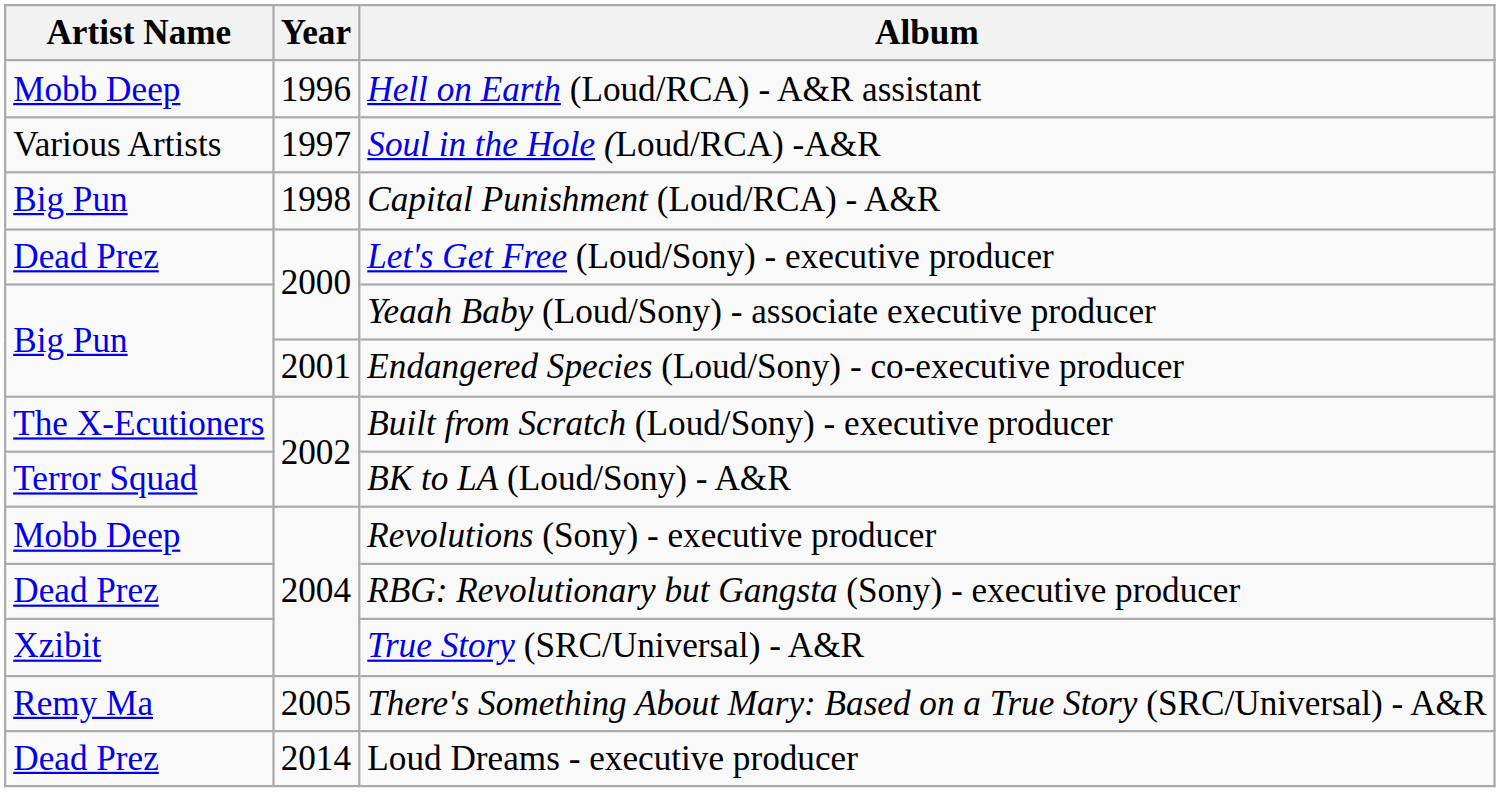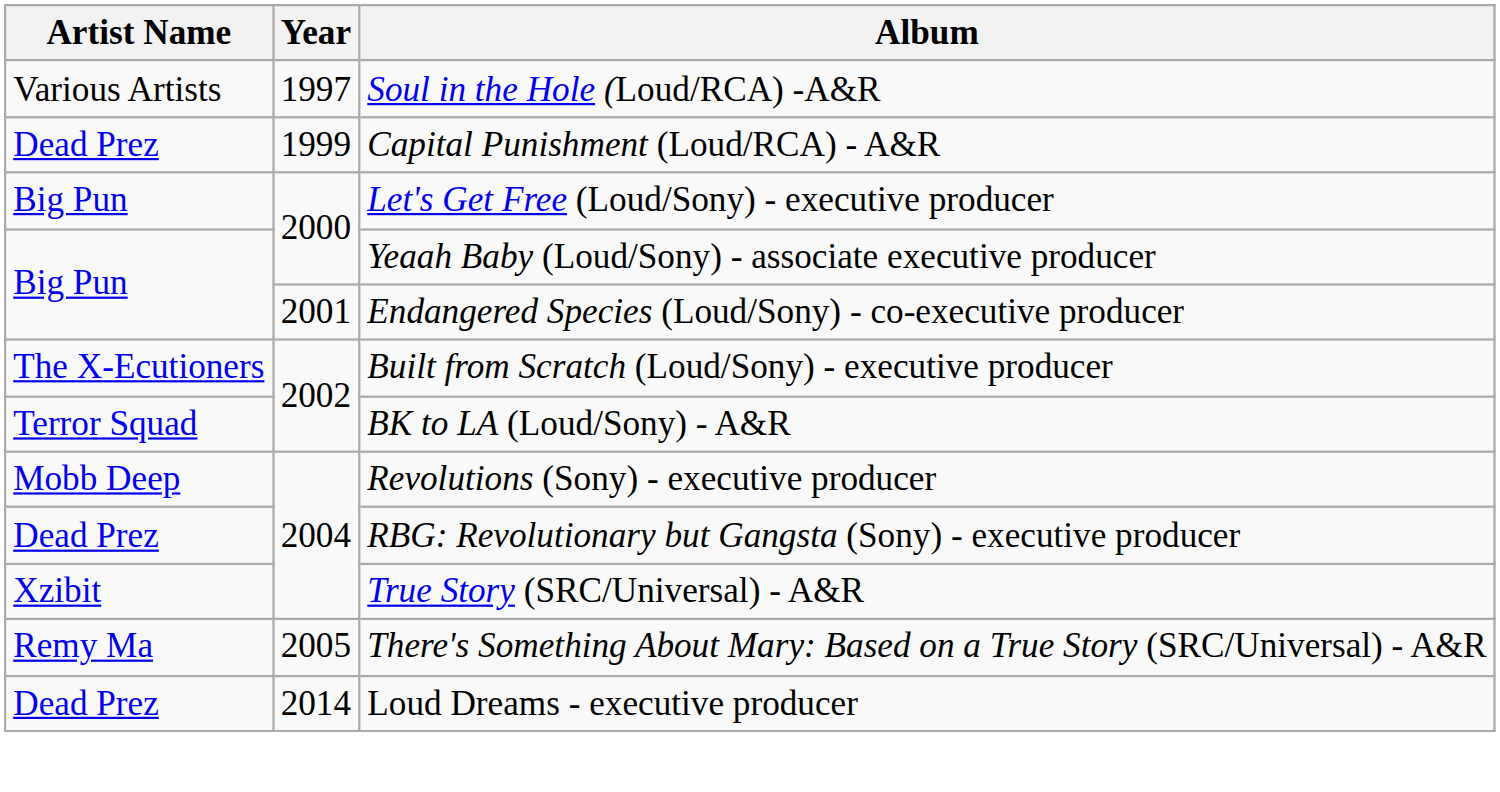- row: (674, 88)
(70, 199) Big Pun -> (86, 144) Dead Prez
(316, 199) 1998 -> (316, 144) 1999
(86, 255) Dead Prez -> (70, 199) Big Pun
